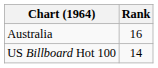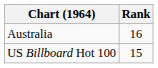(136, 53) 14 -> (136, 53) 15
